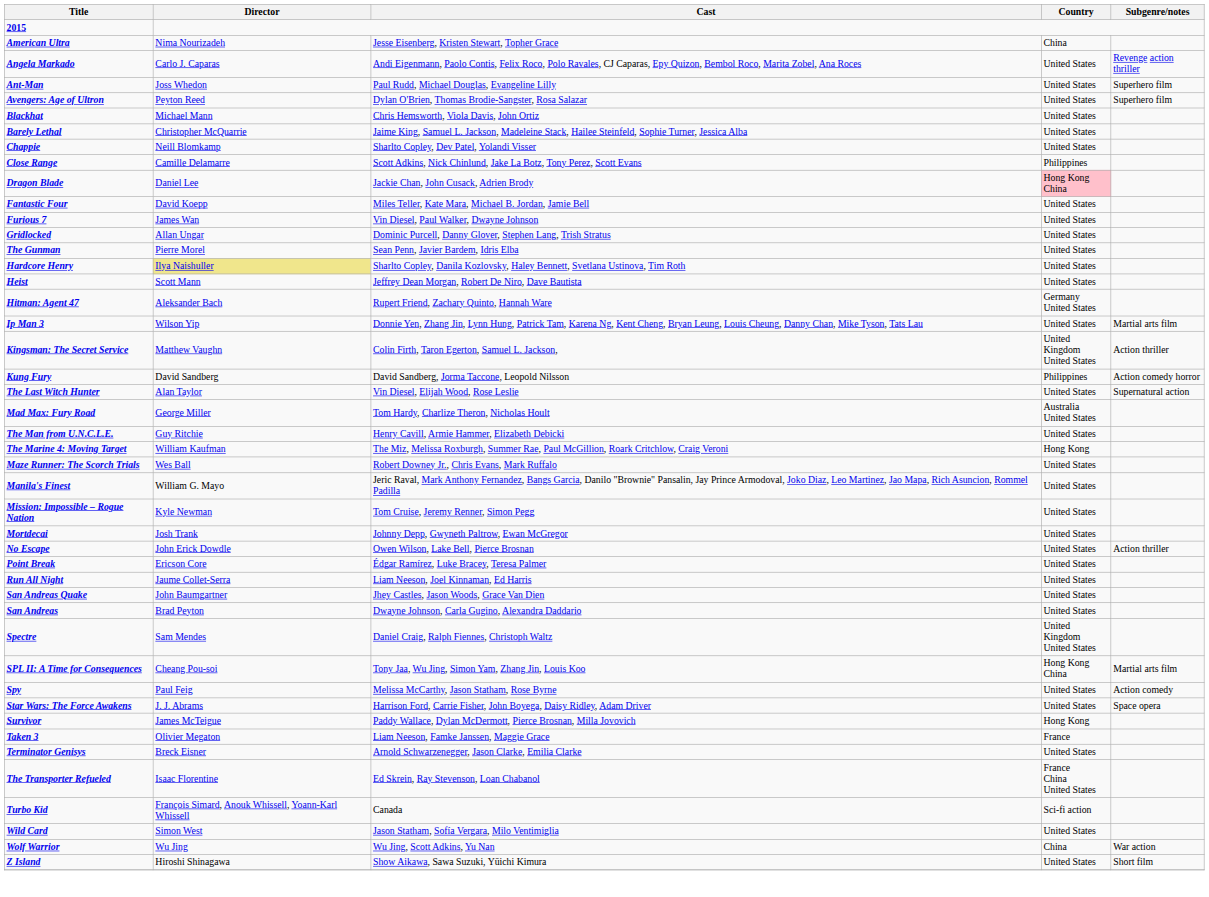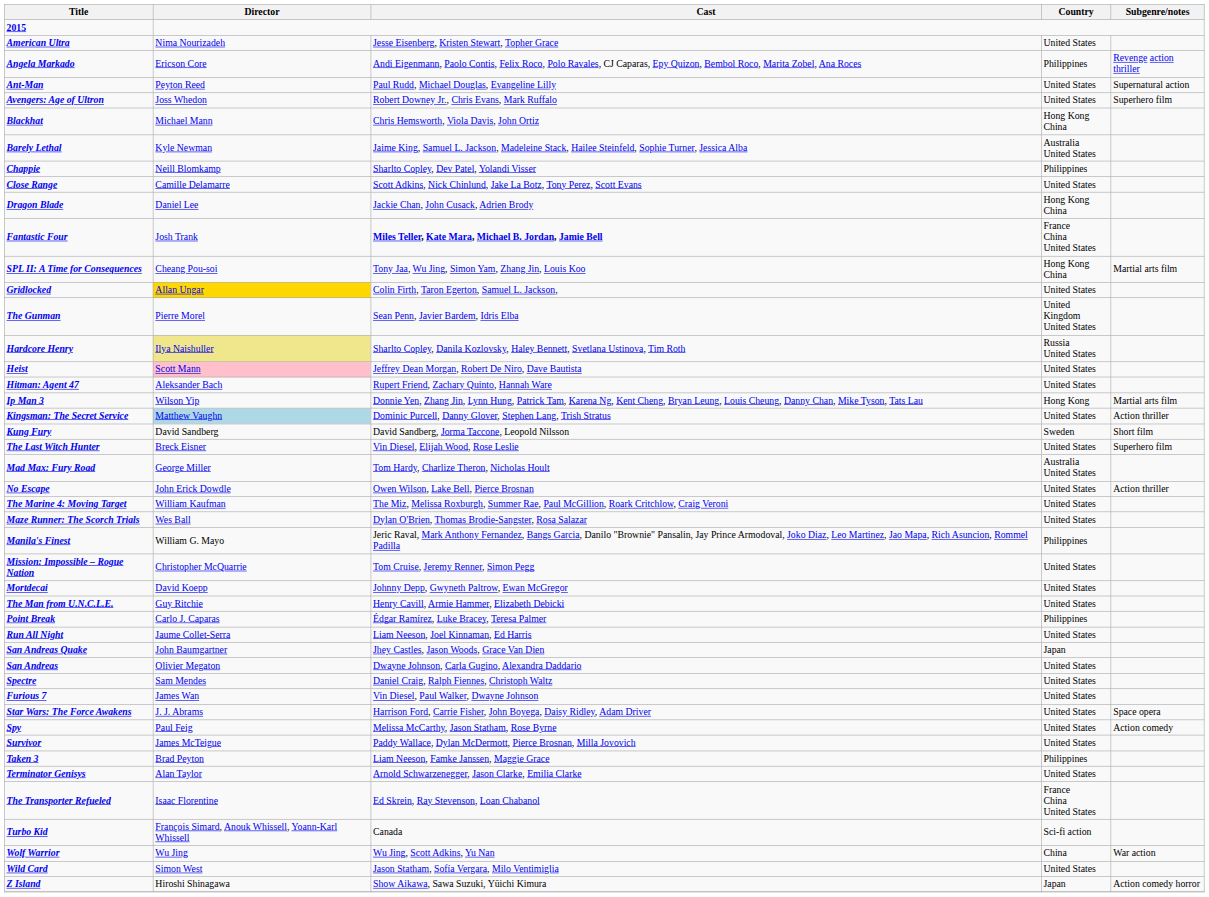(1055, 43) China -> (1070, 43) United States
(187, 64) Carlo J. Caparas -> (181, 64) Ericson Core
(1070, 64) United States -> (1065, 64) Philippines
(181, 85) Joss Whedon -> (180, 85) Peyton Reed
(1143, 85) Superhero film -> (1151, 85) Supernatural action
(180, 100) Peyton Reed -> (181, 100) Joss Whedon
(480, 100) Dylan O'Brien, Thomas Brodie-Sangster, Rosa Salazar -> (465, 100) Robert Downey Jr., Chris Evans, Mark Ruffalo
(1070, 116) United States -> (1066, 121) Hong Kong China
(201, 131) Christopher McQuarrie -> (184, 148) Kyle Newman
(1070, 131) United States -> (1070, 148) Australia United States
(1070, 147) United States -> (1065, 169) Philippines
(1065, 162) Philippines -> (1070, 184) United States
(1066, 183) pink background -> (1066, 205) no background
(182, 204) David Koepp -> (177, 237) Josh Trank
(481, 204) normal -> (488, 237) bold
(1070, 204) United States -> (1070, 237) France China United States
rows swapped: (26, 219) <-> (74, 669)
(180, 235) no background -> (180, 290) gold background
(492, 235) Dominic Purcell, Danny Glover, Stephen Lang, Trish Stratus -> (465, 290) Colin Firth, Taron Egerton, Samuel L. Jackson,
(1070, 250) United States -> (1070, 316) United Kingdom United States
(1070, 266) United States -> (1070, 348) Russia United States
(178, 281) no background -> (178, 369) pink background
(1070, 302) Germany United States -> (1070, 385) United States
(1070, 323) United States -> (1066, 400) Hong Kong
(189, 350) no background -> (189, 416) lightblue background
(465, 350) Colin Firth, Taron Egerton, Samuel L. Jackson, -> (492, 416) Dominic Purcell, Danny Glover, Stephen Lang, Trish Stratus
(1070, 350) United Kingdom United States -> (1070, 416) United States
(1065, 376) Philippines -> (1059, 431) Sweden
(1157, 376) Action comedy horror -> (1133, 431) Short film
(179, 392) Alan Taylor -> (181, 447) Breck Eisner
(1151, 392) Supernatural action -> (1143, 447) Superhero film
rows swapped: (60, 434) <-> (28, 548)
(1066, 449) Hong Kong -> (1070, 504) United States
(465, 465) Robert Downey Jr., Chris Evans, Mark Ruffalo -> (480, 519) Dylan O'Brien, Thomas Brodie-Sangster, Rosa Salazar
(1070, 486) United States -> (1065, 540) Philippines
(184, 512) Kyle Newman -> (201, 567) Christopher McQuarrie
(177, 533) Josh Trank -> (182, 588) David Koepp
(181, 564) Ericson Core -> (187, 619) Carlo J. Caparas
(1070, 564) United States -> (1065, 619) Philippines
(1070, 595) United States -> (1055, 650) Japan
(180, 610) Brad Peyton -> (188, 665) Olivier Megaton
(1070, 637) United Kingdom United States -> (1070, 681) United States
rows swapped: (14, 690) <-> (69, 705)
(1066, 721) Hong Kong -> (1070, 743) United States
(188, 736) Olivier Megaton -> (180, 758) Brad Peyton
(1057, 736) France -> (1065, 758) Philippines
(181, 752) Breck Eisner -> (179, 774) Alan Taylor
rows swapped: (27, 831) <-> (33, 847)
(1070, 862) United States -> (1055, 884) Japan
(1133, 862) Short film -> (1157, 884) Action comedy horror
